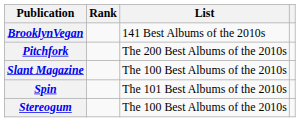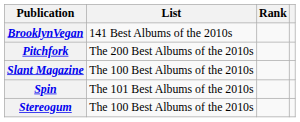columns swapped: (205, 13) <-> (103, 13)
